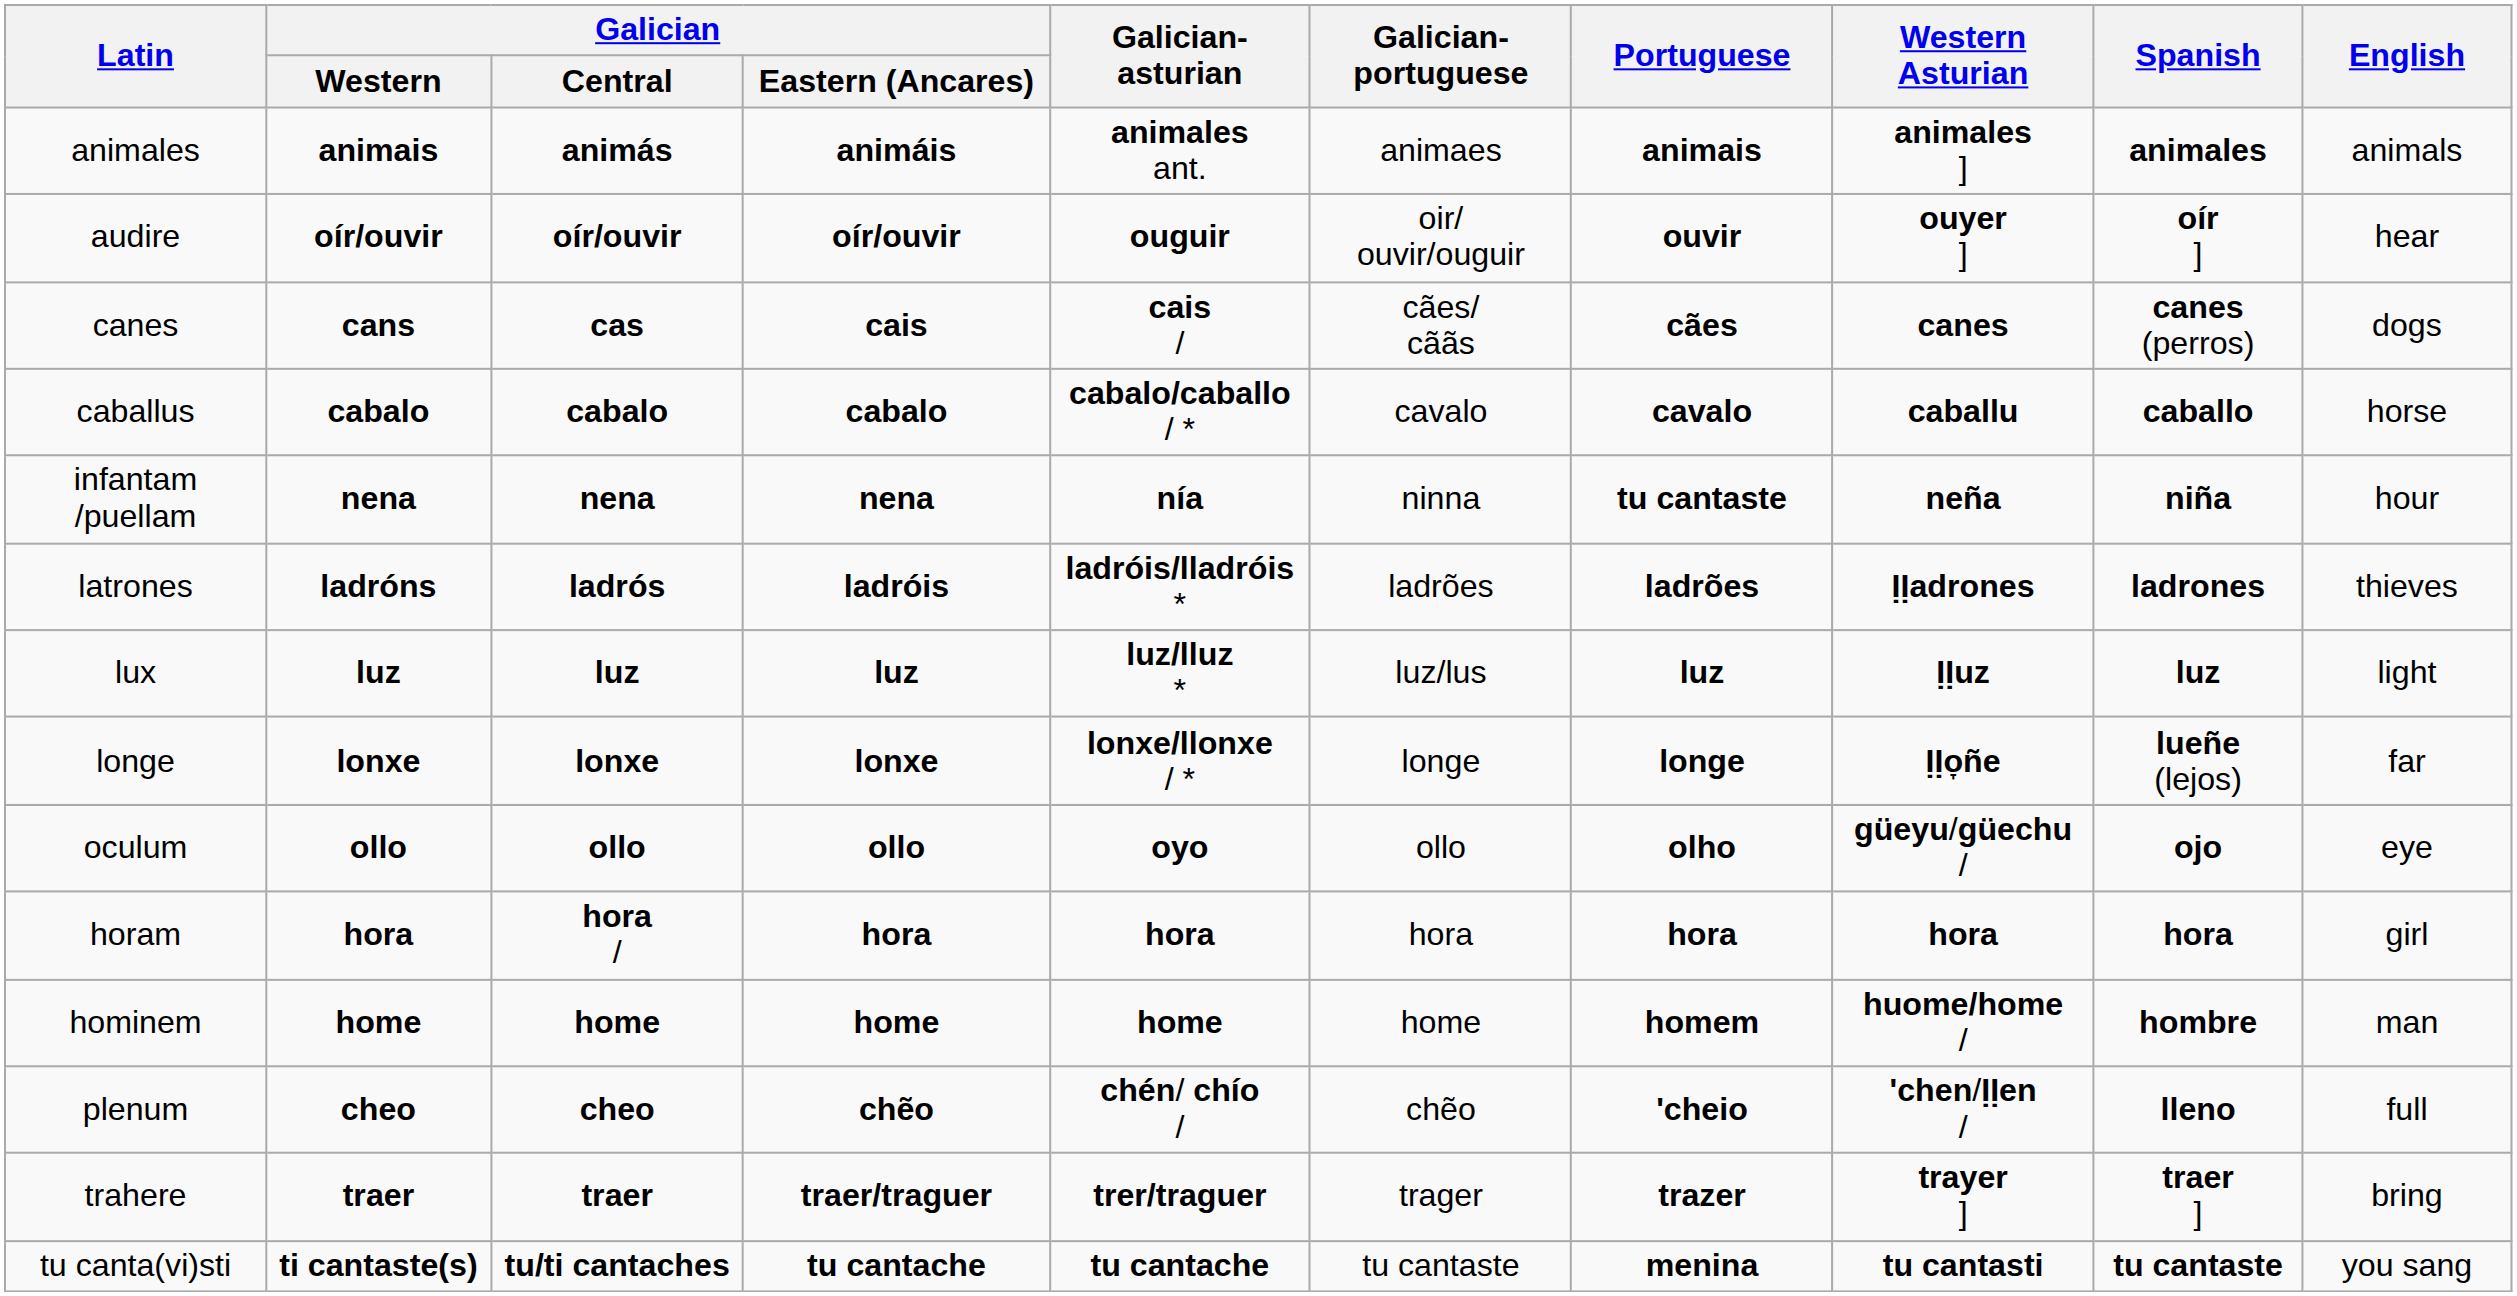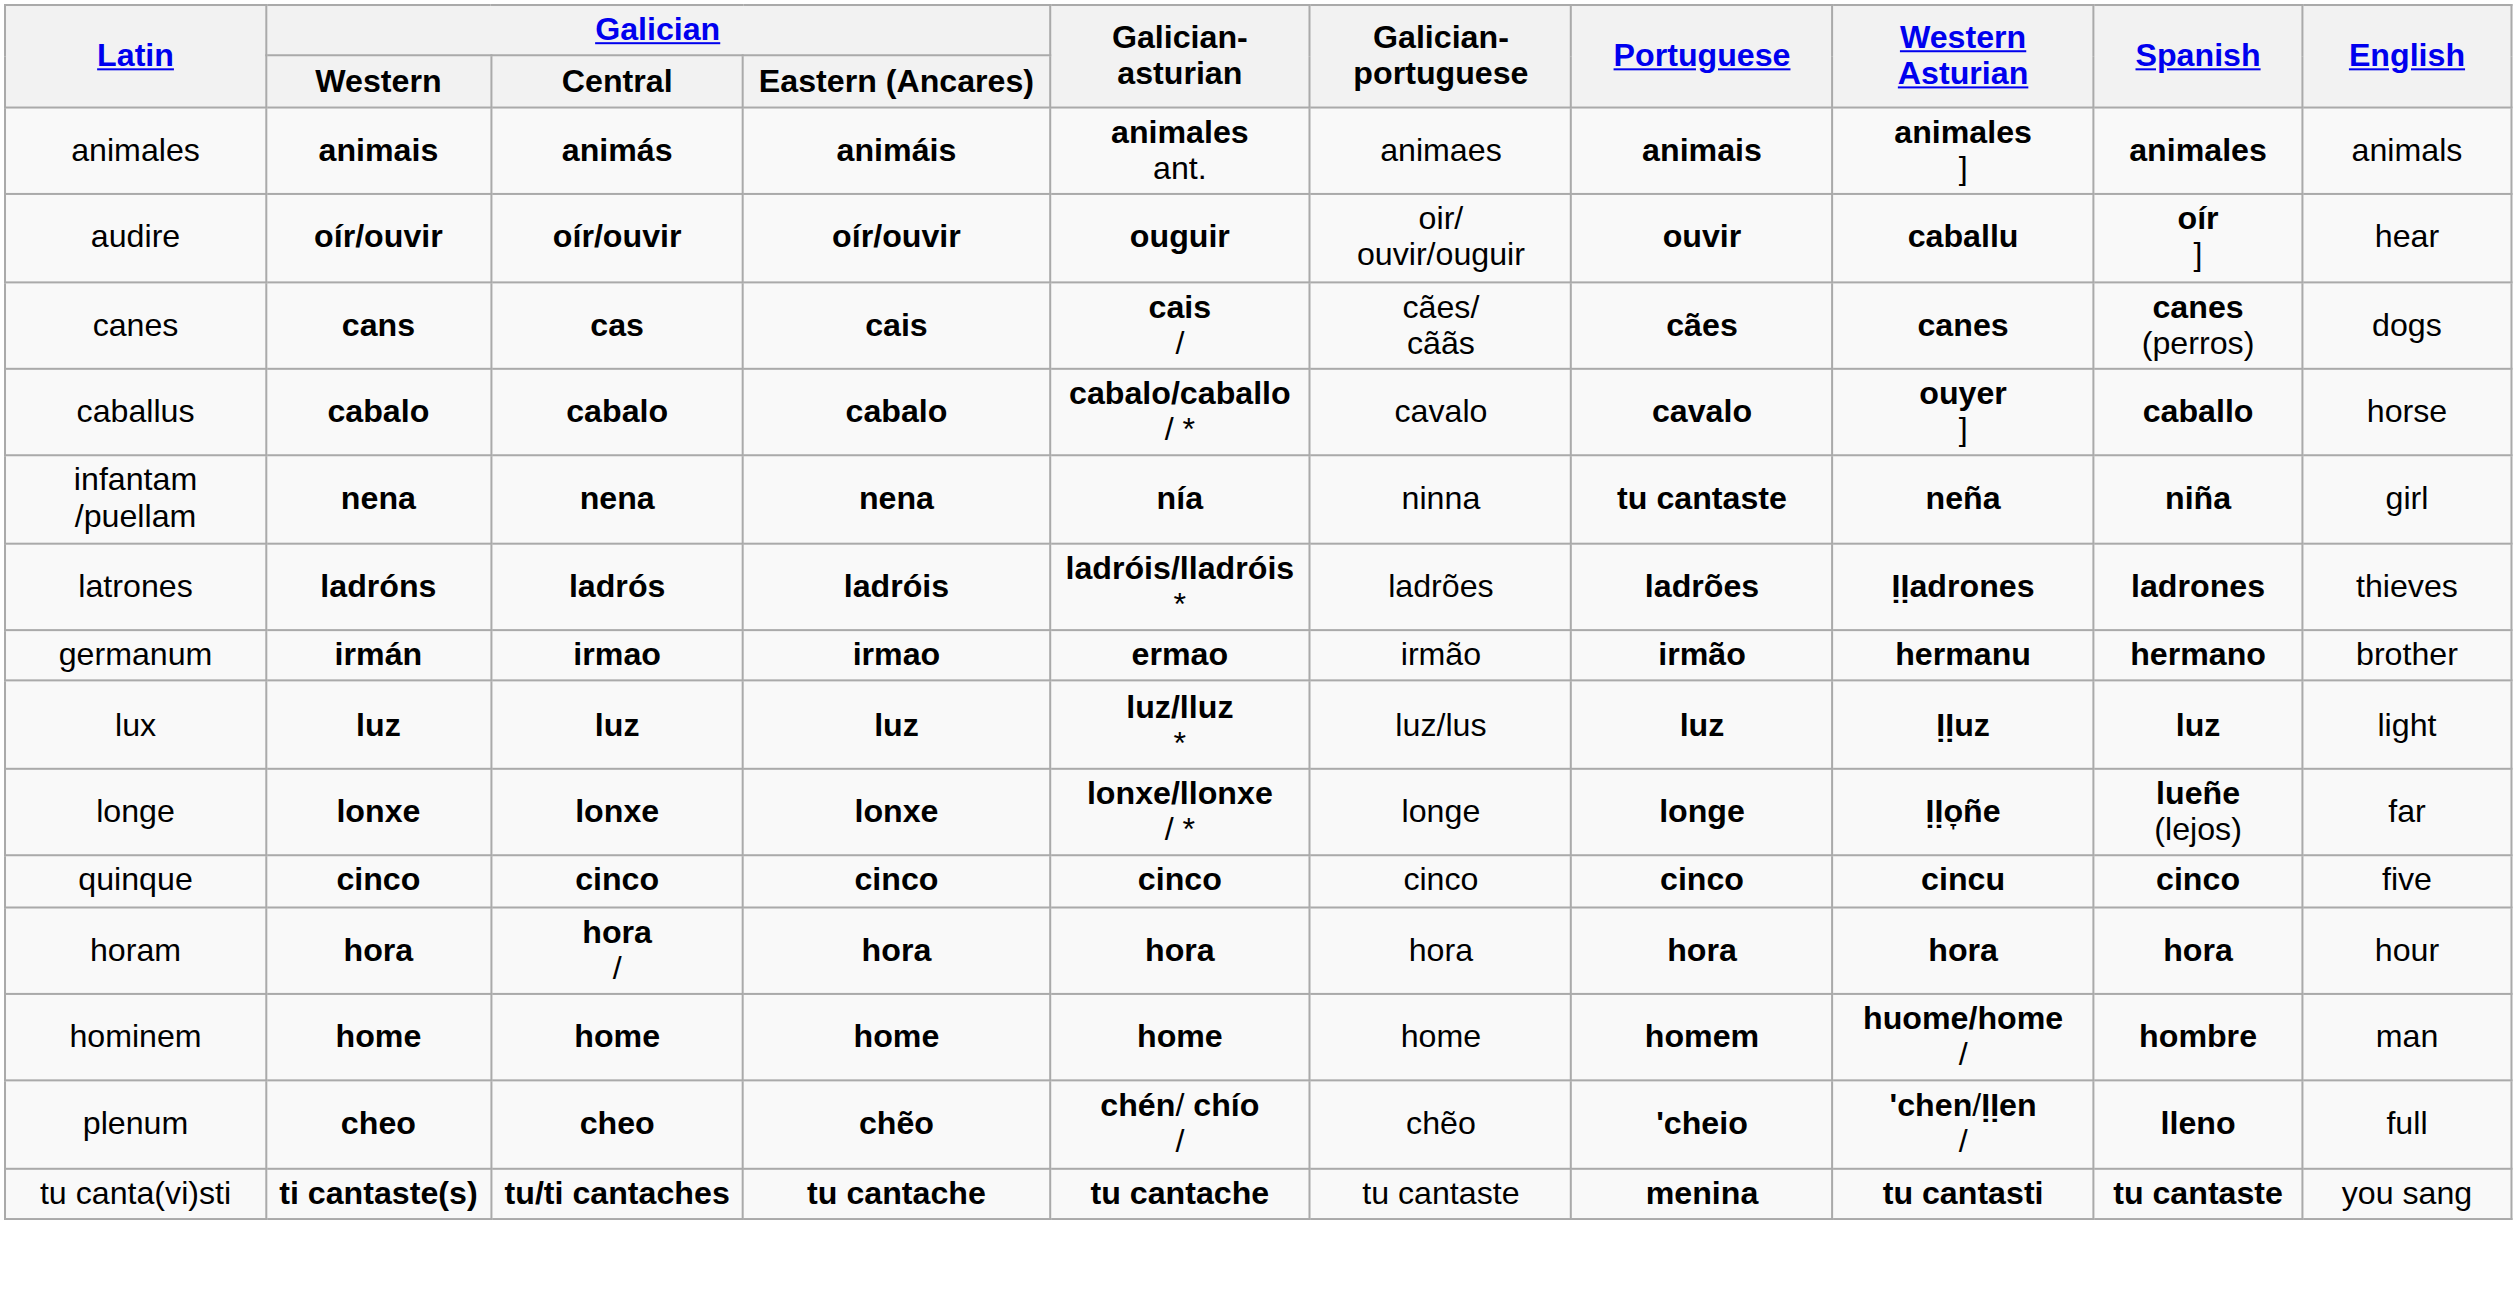(1963, 237) ouyer ] -> (1963, 237) caballu
(1963, 411) caballu -> (1963, 411) ouyer ]
(2407, 498) hour -> (2407, 498) girl
+ row: (136, 655)
+ row: (136, 880)
- row: (136, 847)
(2407, 934) girl -> (2407, 949) hour
- row: (136, 1196)
